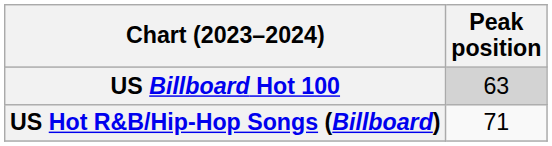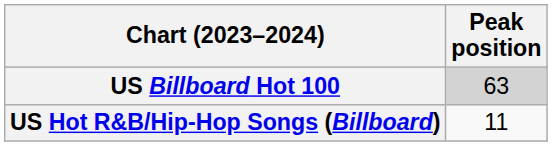(496, 122) 71 -> (496, 122) 11
